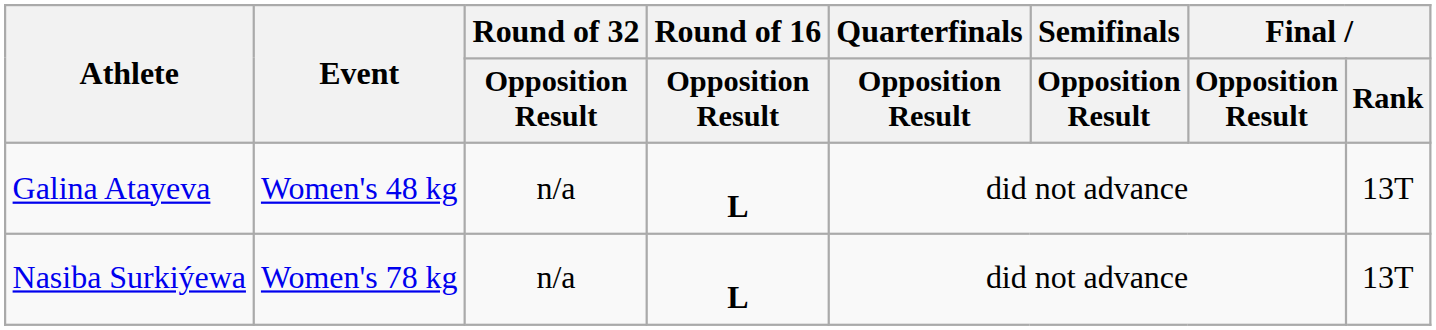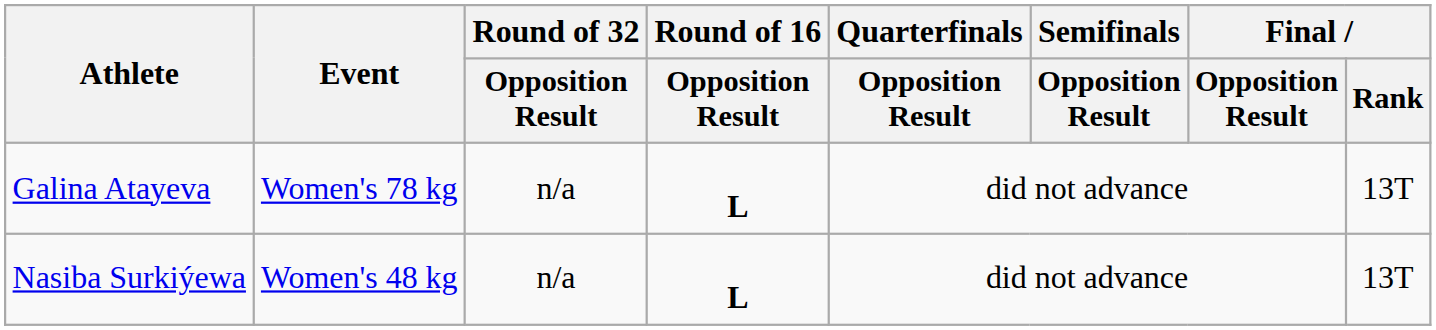(359, 188) Women's 48 kg -> (359, 188) Women's 78 kg
(359, 278) Women's 78 kg -> (359, 278) Women's 48 kg
